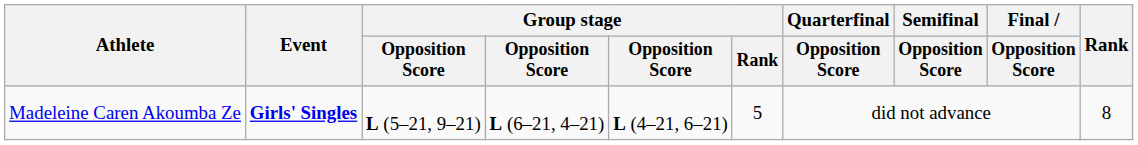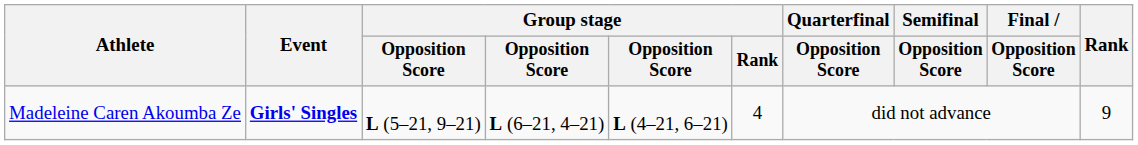(757, 113) 5 -> (757, 113) 4
(1106, 113) 8 -> (1106, 113) 9
